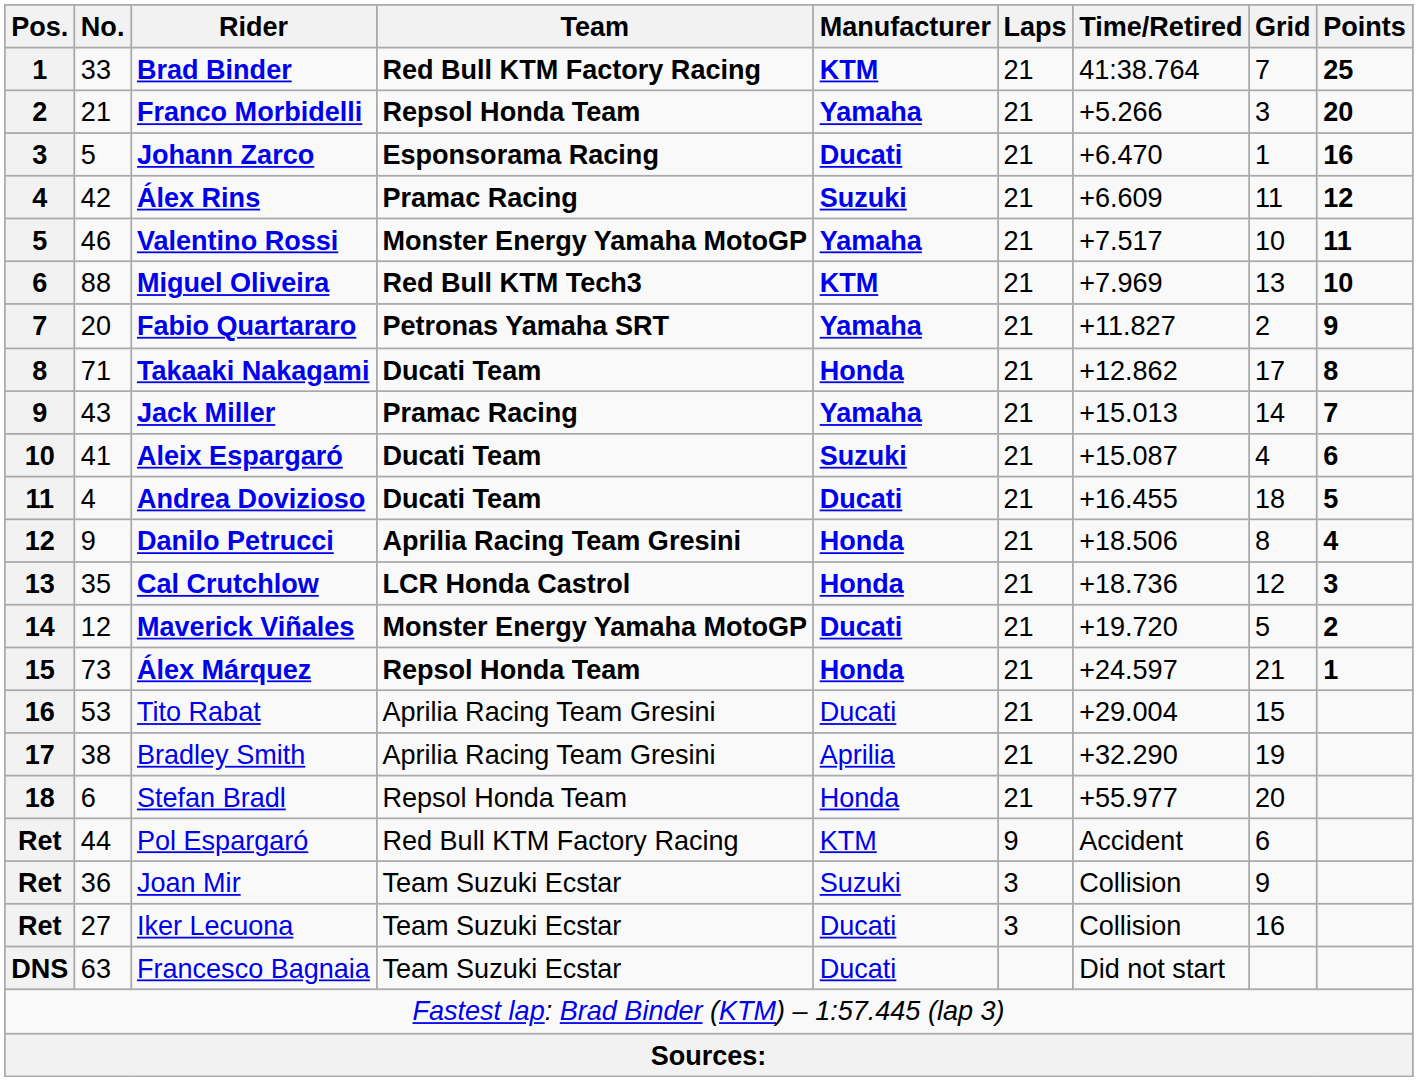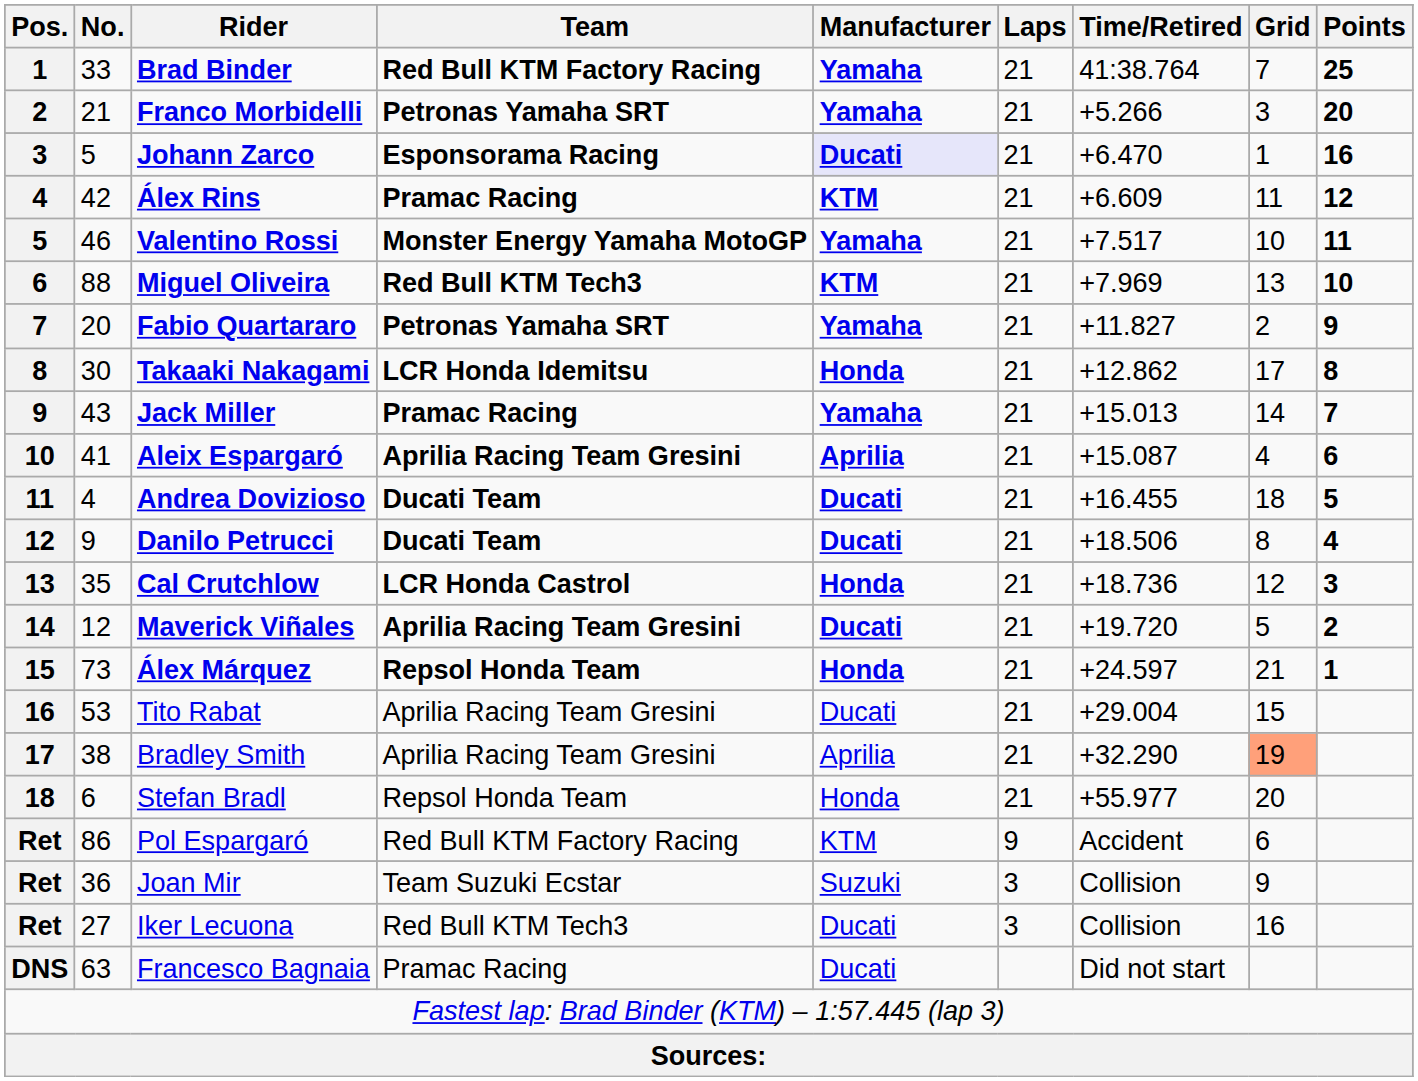(849, 69) KTM -> (871, 69) Yamaha
(511, 112) Repsol Honda Team -> (526, 112) Petronas Yamaha SRT
(861, 155) no background -> (861, 155) lavender background
(863, 198) Suzuki -> (849, 198) KTM
(96, 369) 71 -> (96, 369) 30
(462, 369) Ducati Team -> (515, 369) LCR Honda Idemitsu
(462, 455) Ducati Team -> (562, 455) Aprilia Racing Team Gresini
(863, 455) Suzuki -> (862, 455) Aprilia
(562, 540) Aprilia Racing Team Gresini -> (462, 540) Ducati Team
(862, 540) Honda -> (861, 540) Ducati
(595, 626) Monster Energy Yamaha MotoGP -> (562, 626) Aprilia Racing Team Gresini
(1270, 755) no background -> (1270, 755) lightsalmon background
(96, 840) 44 -> (96, 840) 86
(502, 926) Team Suzuki Ecstar -> (505, 926) Red Bull KTM Tech3
(502, 969) Team Suzuki Ecstar -> (475, 969) Pramac Racing
